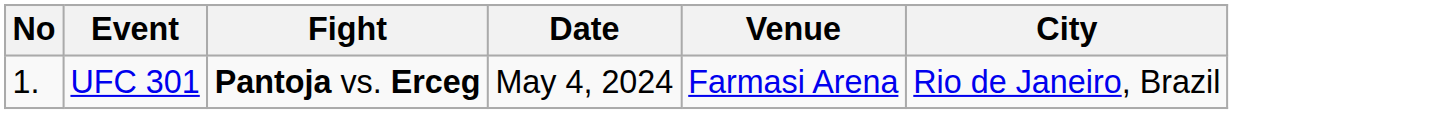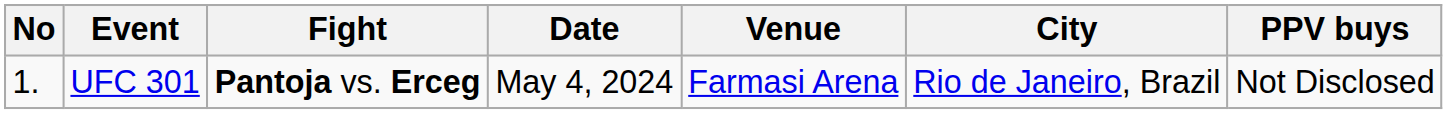+ column: (1335, 30)
